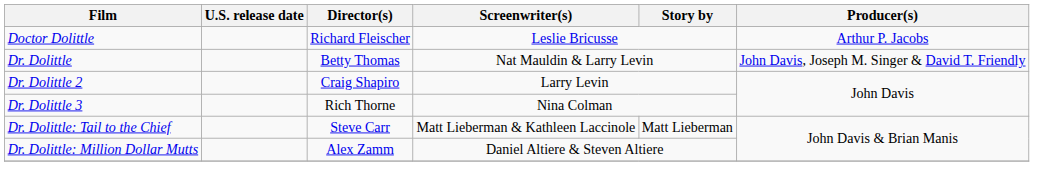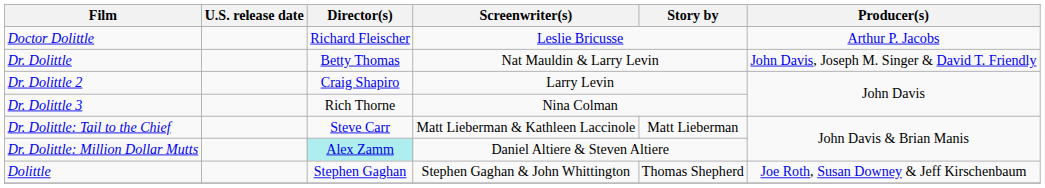(360, 149) no background -> (360, 149) paleturquoise background
+ row: (29, 171)
